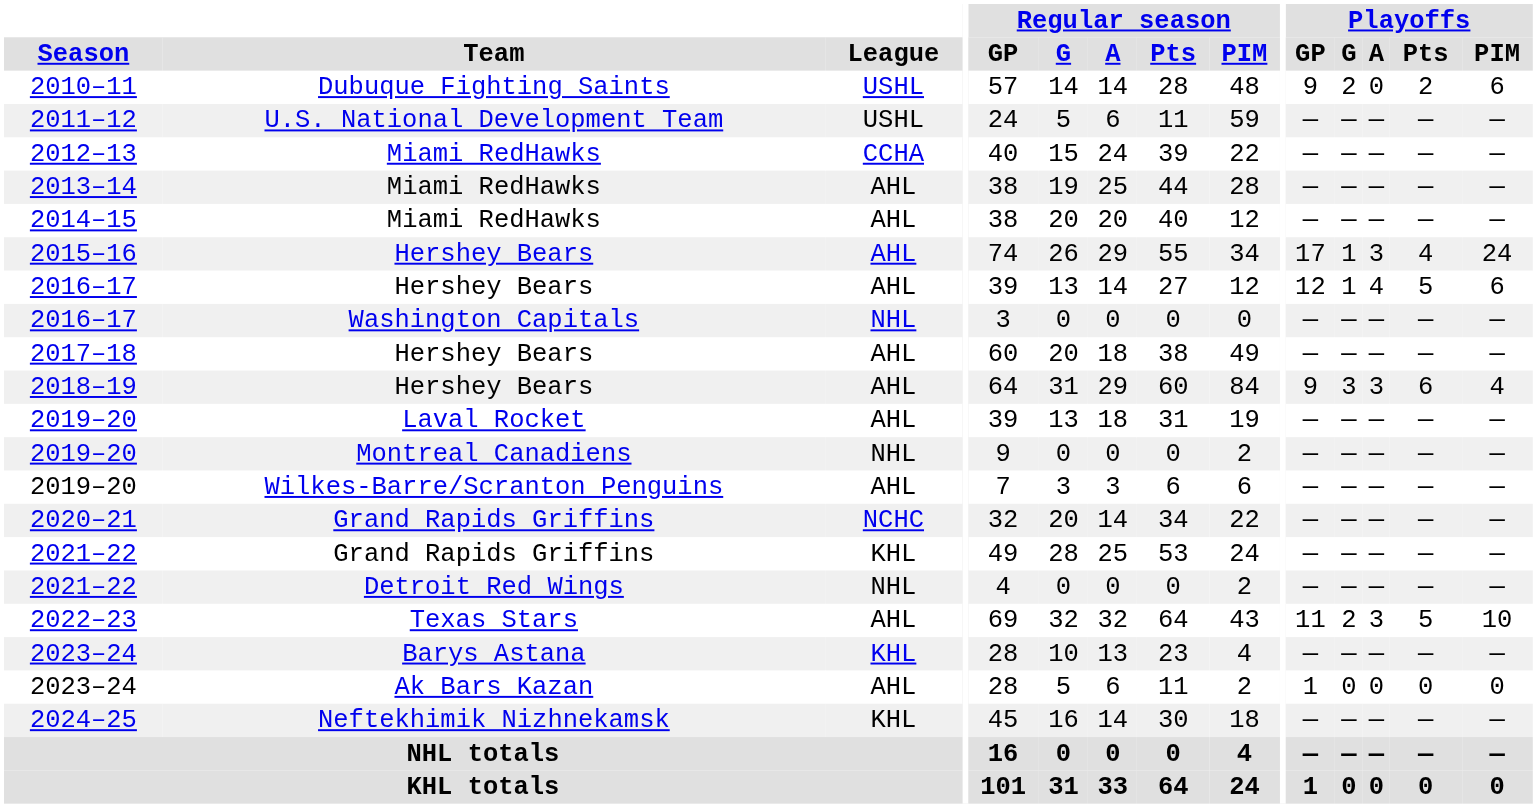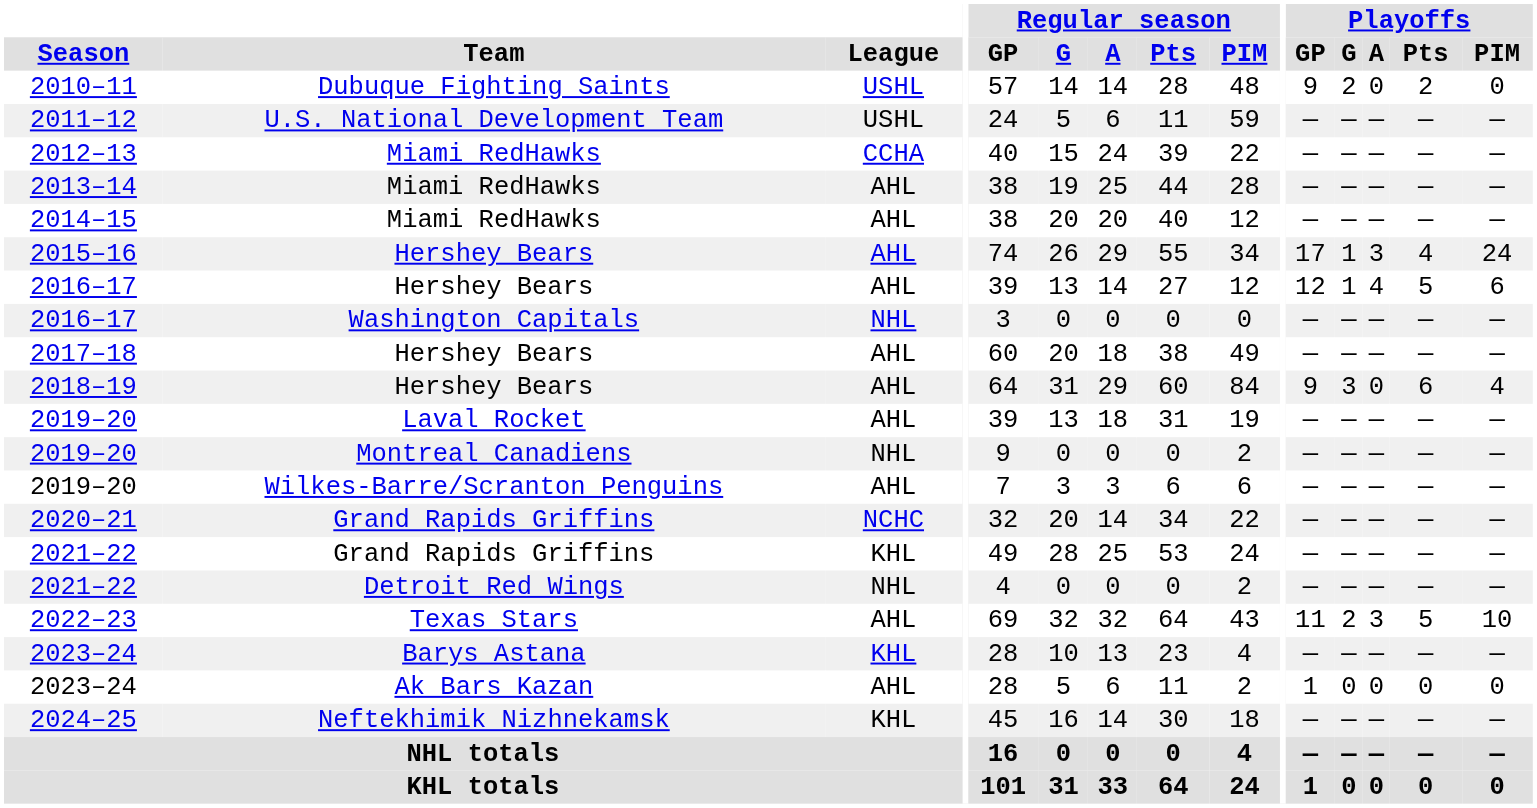(1497, 87) 6 -> (1497, 87) 0
(1376, 387) 3 -> (1376, 387) 0
